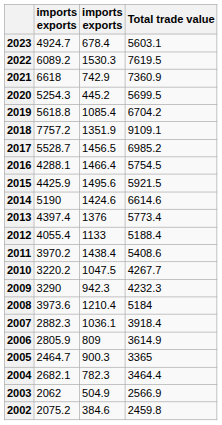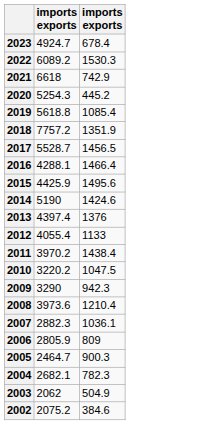- column: (171, 19)
